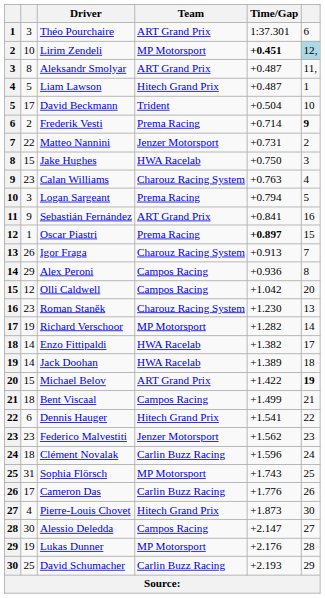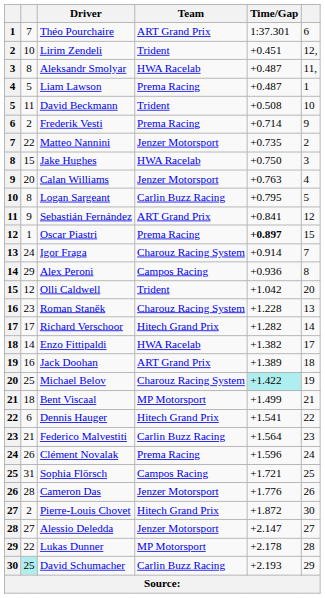(29, 31) 3 -> (29, 31) 7
(171, 50) MP Motorsport -> (153, 50) Trident
(266, 50) bold -> (266, 50) normal
(310, 50) lightblue background -> (310, 50) no background
(174, 68) ART Grand Prix -> (169, 68) HWA Racelab
(178, 86) Hitech Grand Prix -> (169, 86) Prema Racing
(29, 105) 17 -> (29, 105) 11
(266, 105) +0.504 -> (266, 105) +0.508
(306, 123) bold -> (306, 123) normal
(266, 142) +0.731 -> (266, 142) +0.735
(29, 178) 23 -> (29, 178) 20
(191, 178) Charouz Racing System -> (178, 178) Jenzer Motorsport
(29, 197) 3 -> (29, 197) 8
(169, 197) Prema Racing -> (181, 197) Carlin Buzz Racing
(266, 197) +0.794 -> (266, 197) +0.795
(309, 215) 16 -> (309, 215) 12
(29, 252) 26 -> (29, 252) 24
(266, 252) +0.913 -> (266, 252) +0.914
(173, 289) Campos Racing -> (153, 289) Trident
(266, 307) +1.230 -> (266, 307) +1.228
(29, 326) 19 -> (29, 326) 17
(171, 326) MP Motorsport -> (178, 326) Hitech Grand Prix
(29, 362) 14 -> (29, 362) 16
(169, 362) HWA Racelab -> (174, 362) ART Grand Prix
(29, 381) 15 -> (29, 381) 25
(174, 381) ART Grand Prix -> (191, 381) Charouz Racing System
(266, 381) no background -> (266, 381) paleturquoise background
(309, 381) bold -> (309, 381) normal
(173, 399) Campos Racing -> (171, 399) MP Motorsport
(29, 436) 23 -> (29, 436) 21
(178, 436) Jenzer Motorsport -> (181, 436) Carlin Buzz Racing
(266, 436) +1.562 -> (266, 436) +1.564
(29, 454) 18 -> (29, 454) 26
(181, 454) Carlin Buzz Racing -> (169, 454) Prema Racing
(171, 473) MP Motorsport -> (173, 473) Campos Racing
(266, 473) +1.743 -> (266, 473) +1.721
(29, 491) 17 -> (29, 491) 28
(181, 491) Carlin Buzz Racing -> (178, 491) Jenzer Motorsport
(29, 510) 4 -> (29, 510) 2
(266, 510) +1.873 -> (266, 510) +1.872
(29, 528) 30 -> (29, 528) 27
(173, 528) Campos Racing -> (178, 528) Jenzer Motorsport
(29, 546) 19 -> (29, 546) 22
(266, 546) +2.176 -> (266, 546) +2.178
(29, 565) no background -> (29, 565) paleturquoise background
